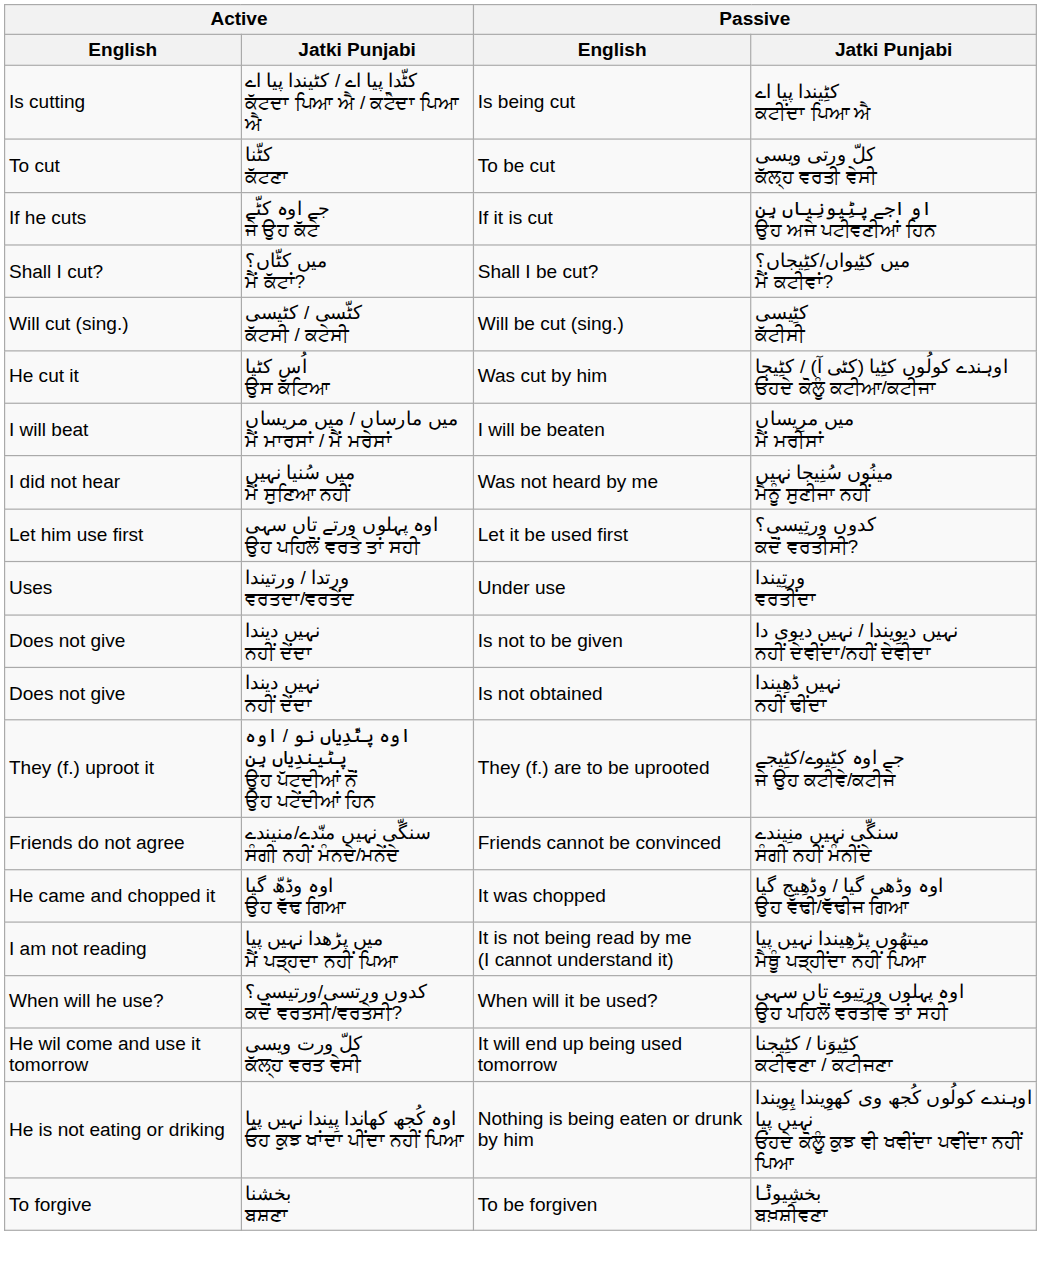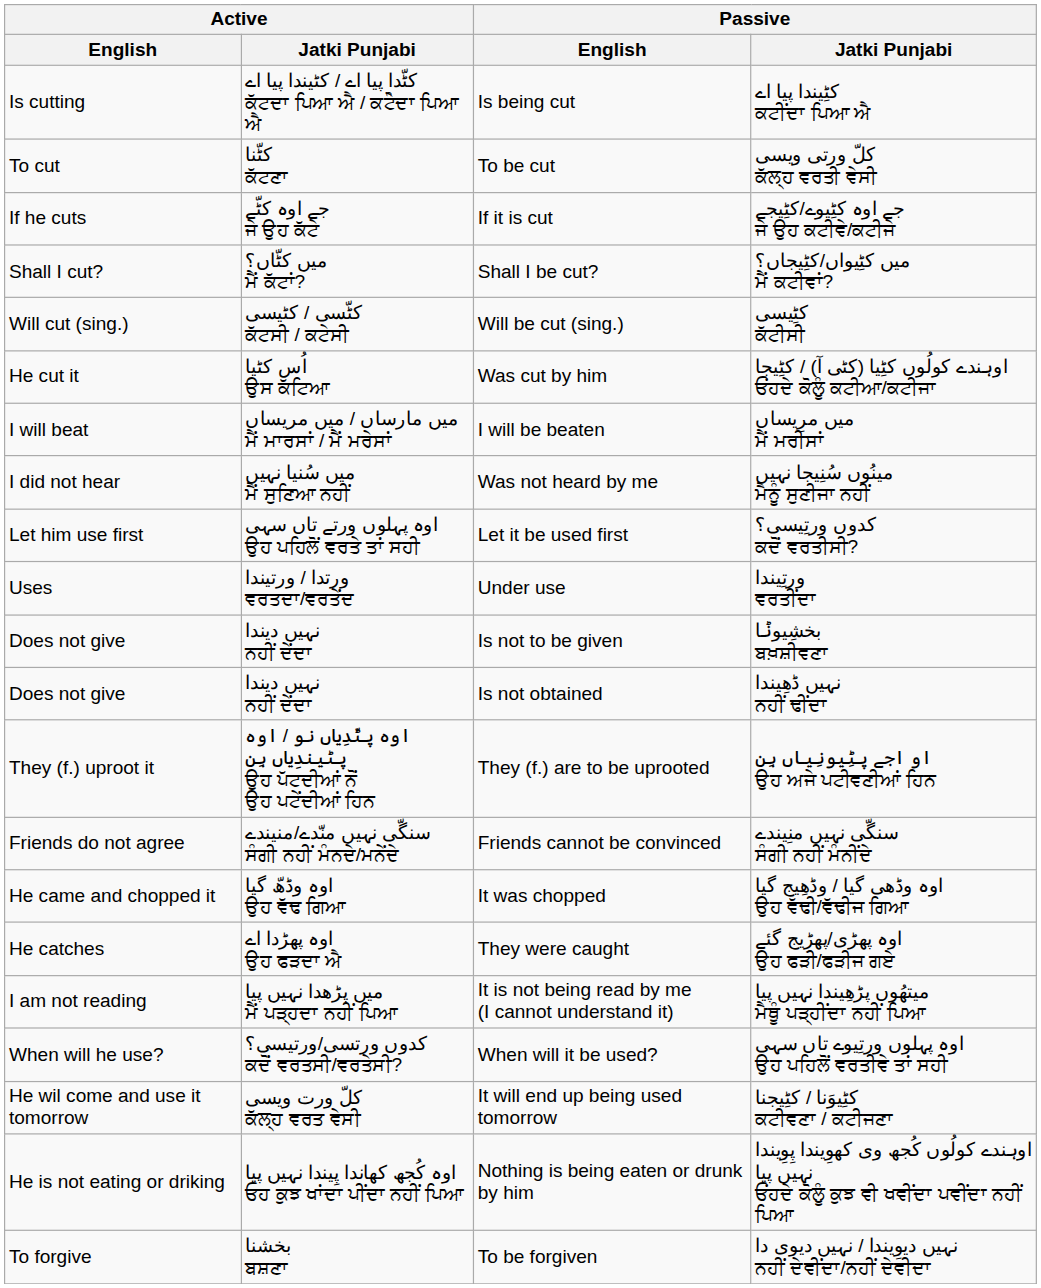(845, 218) او اجے پٹِیونِیاں ہِن ਉਹ ਅਜੇ ਪਟੀਵਣੀਆਂ ਹਿਨ -> (830, 218) جے اوہ کٹِیوے/کٹِیجے ਜੇ ਉਹ ਕਟੀਵੇ/ਕਟੀਜੇ
(856, 641) نہیں دیوِیندا / نہیں دیوی دا ਨਹੀਂ ਦੇਵੀਂਦਾ/ਨਹੀਂ ਦੇਵੀਦਾ -> (792, 641) بخشِیوݨا ਬਖ਼ਸ਼ੀਵਣਾ
(830, 769) جے اوہ کٹِیوے/کٹِیجے ਜੇ ਉਹ ਕਟੀਵੇ/ਕਟੀਜੇ -> (845, 769) او اجے پٹِیونِیاں ہِن ਉਹ ਅਜੇ ਪਟੀਵਣੀਆਂ ਹਿਨ
+ row: (553, 948)
(792, 1204) بخشِیوݨا ਬਖ਼ਸ਼ੀਵਣਾ -> (856, 1257) نہیں دیوِیندا / نہیں دیوی دا ਨਹੀਂ ਦੇਵੀਂਦਾ/ਨਹੀਂ ਦੇਵੀਦਾ
